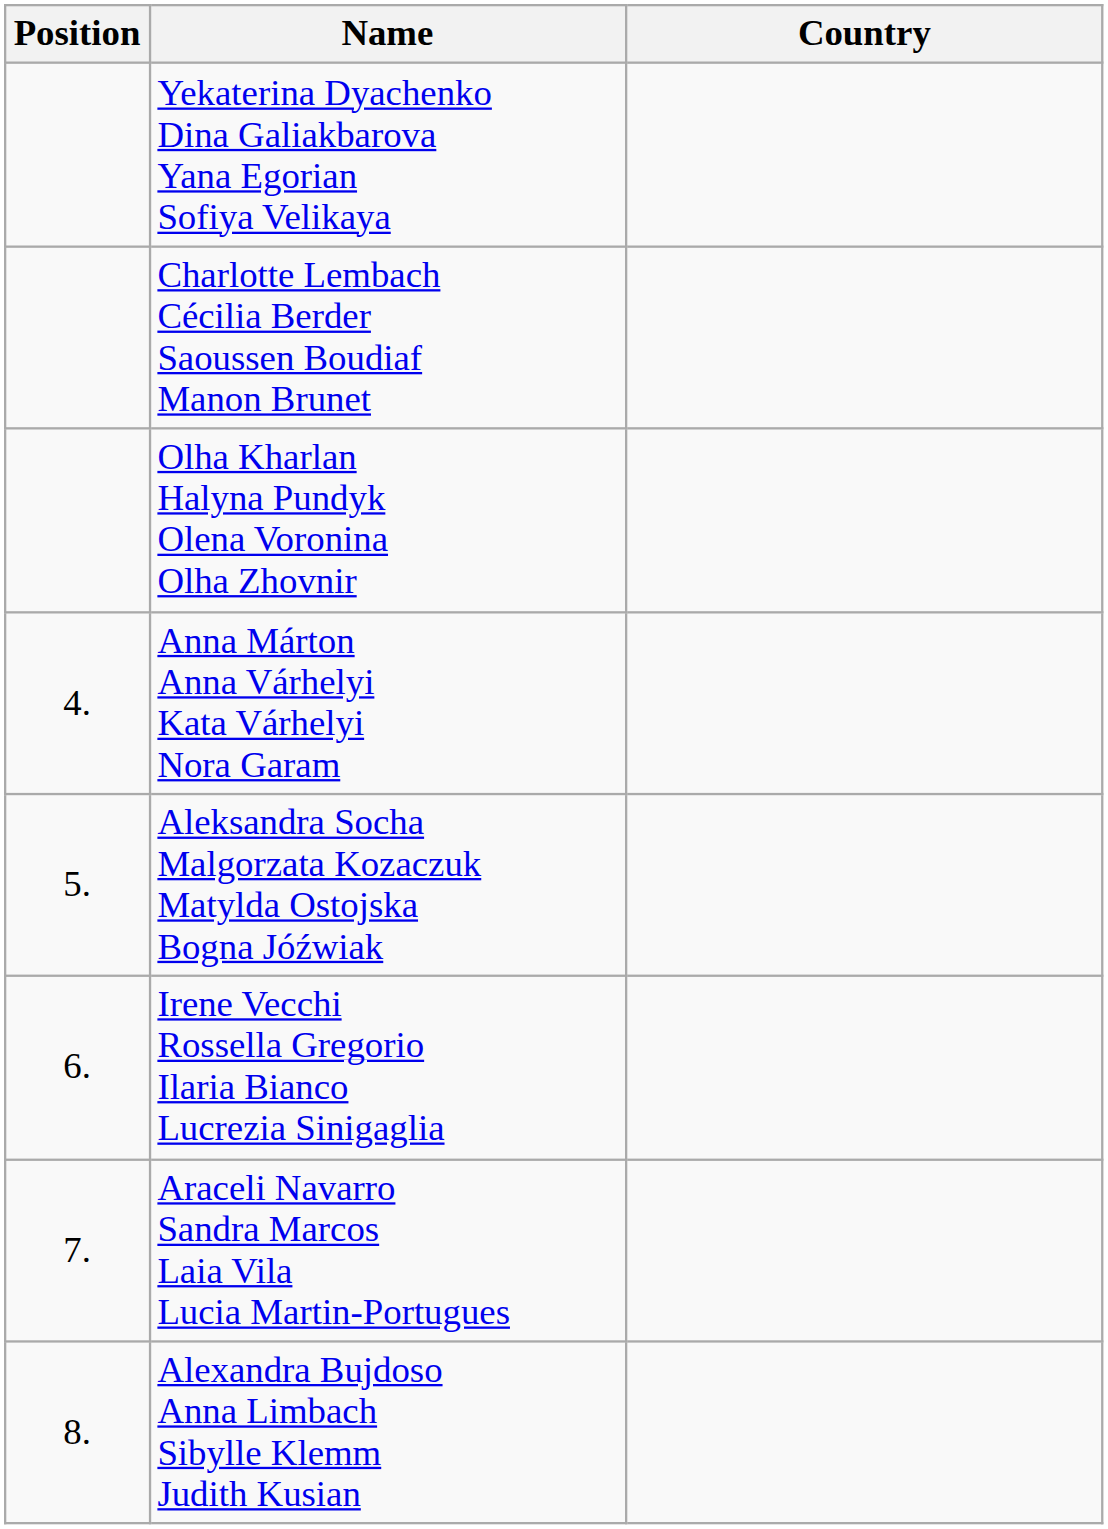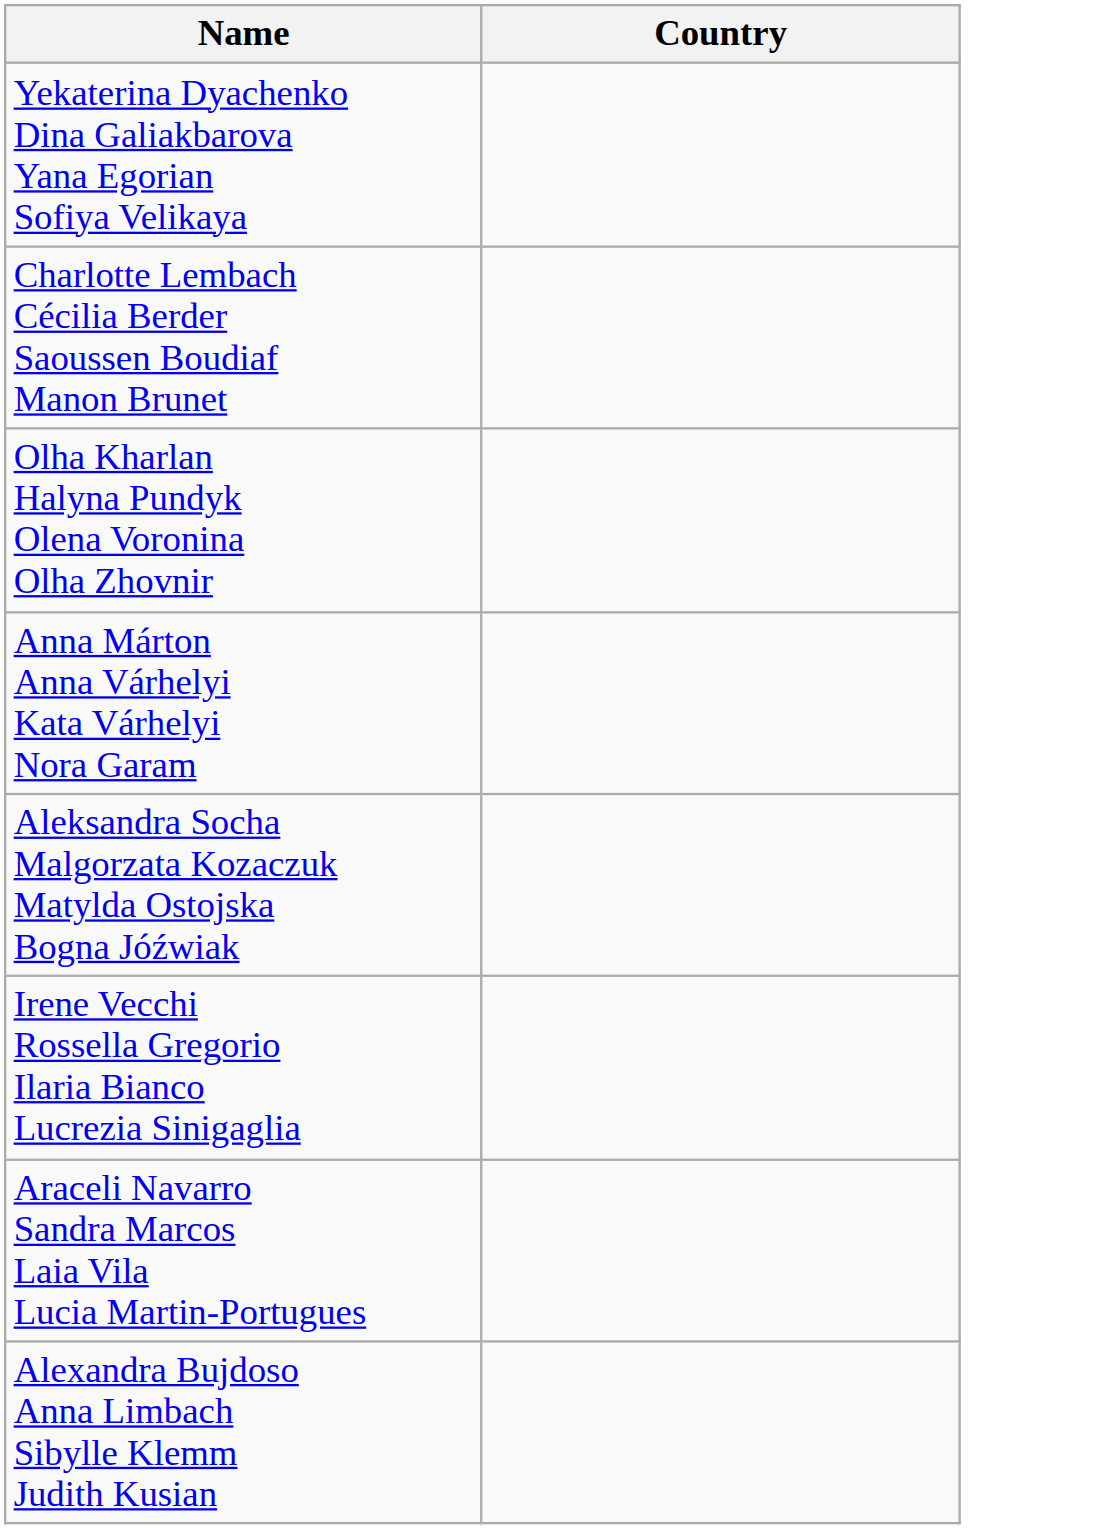- column: (77, 33)
